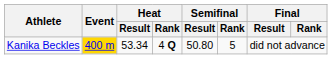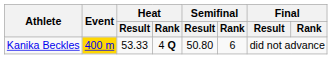(135, 46) 53.34 -> (135, 46) 53.33
(232, 46) 5 -> (232, 46) 6
